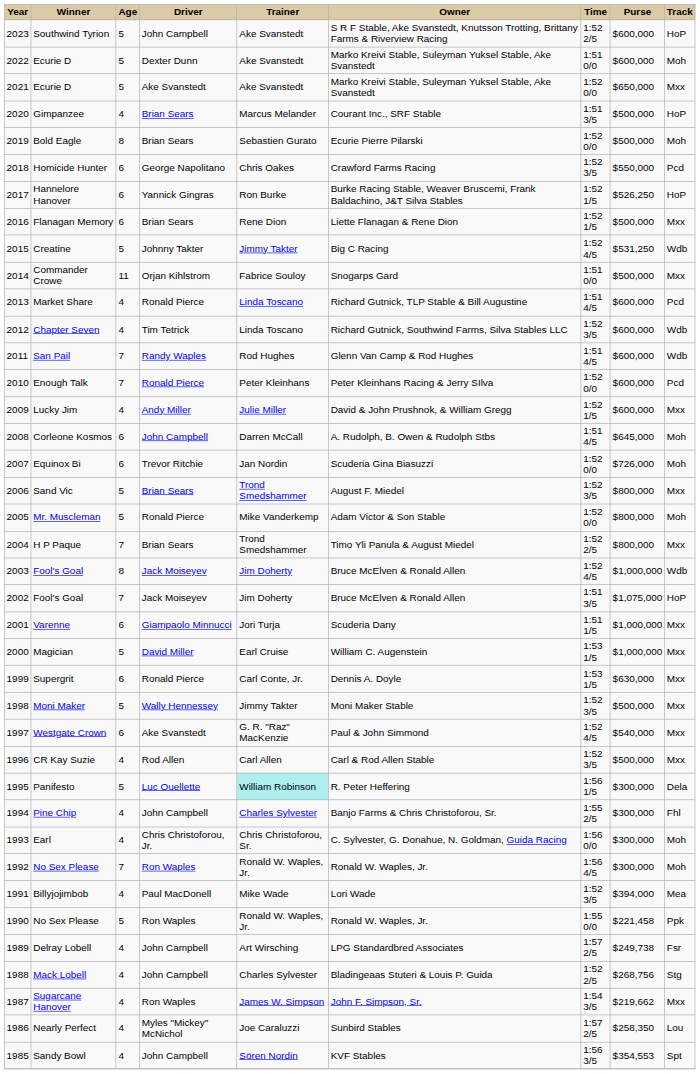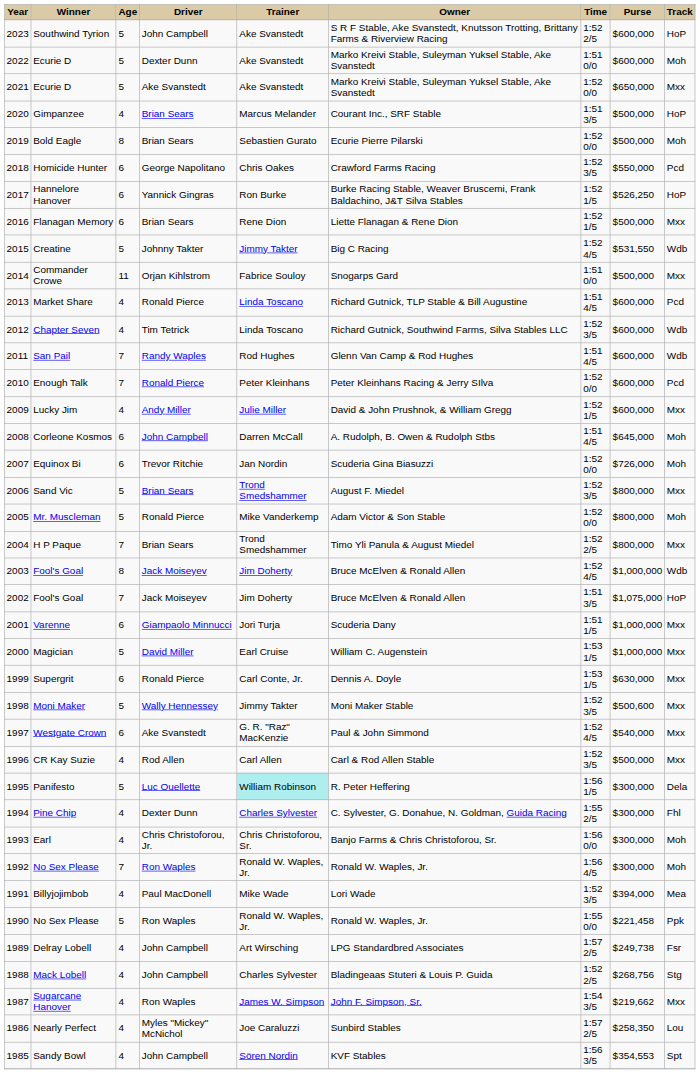(633, 248) $531,250 -> (633, 248) $531,550
(633, 705) $500,000 -> (633, 705) $500,600
(175, 813) John Campbell -> (170, 813) Dexter Dunn
(414, 813) Banjo Farms & Chris Christoforou, Sr. -> (449, 813) C. Sylvester, G. Donahue, N. Goldman, Guida Racing
(449, 840) C. Sylvester, G. Donahue, N. Goldman, Guida Racing -> (414, 840) Banjo Farms & Chris Christoforou, Sr.
